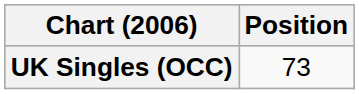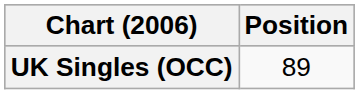(296, 66) 73 -> (296, 66) 89
